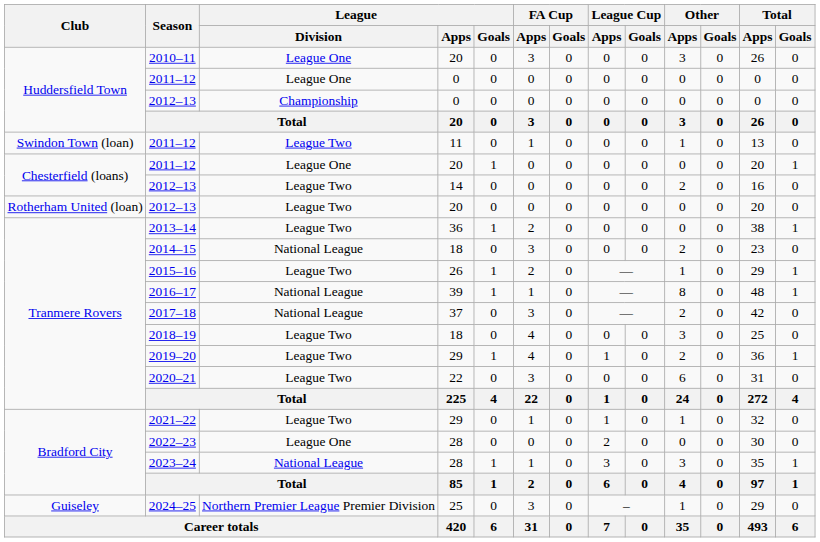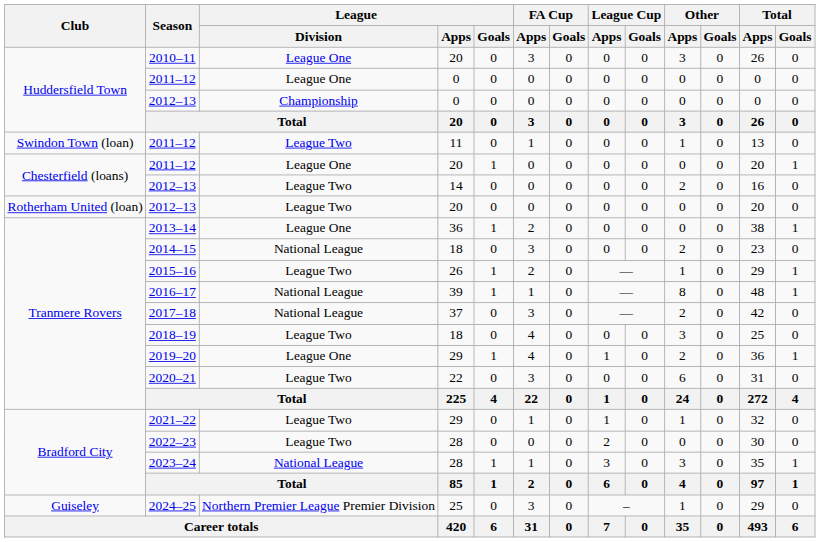(319, 228) League Two -> (318, 228) League One
(319, 356) League Two -> (318, 356) League One
(318, 441) League One -> (319, 441) League Two
